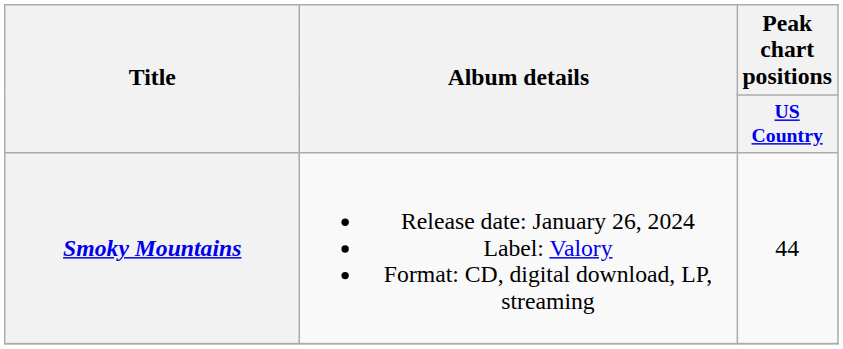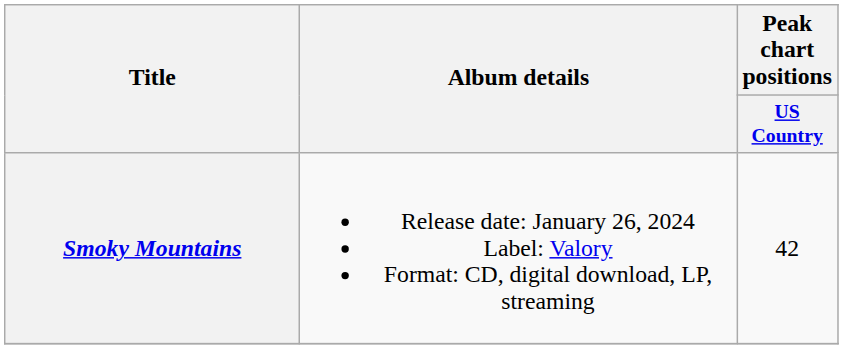(787, 247) 44 -> (787, 247) 42
